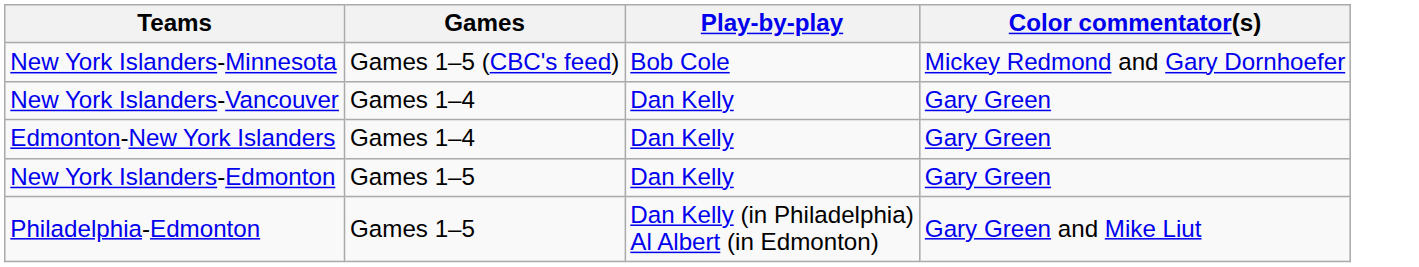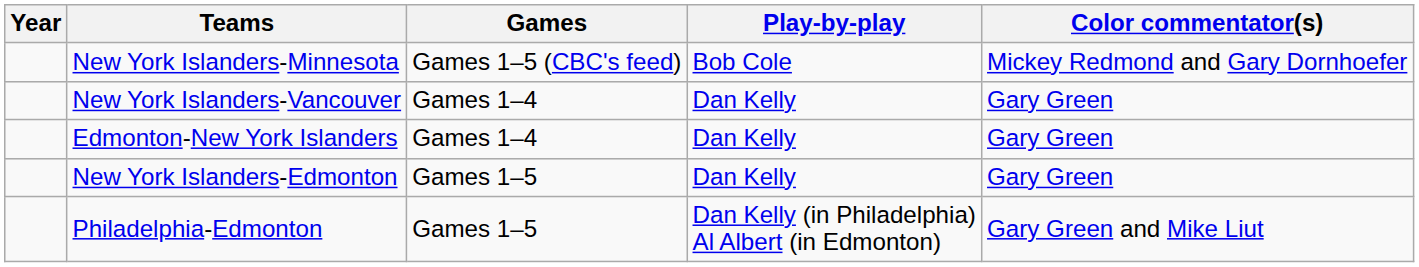+ column: (36, 23)
